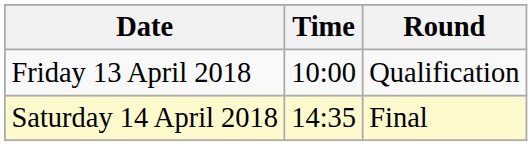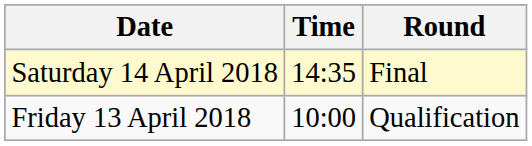rows swapped: (131, 72) <-> (145, 117)
